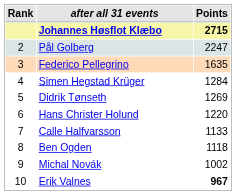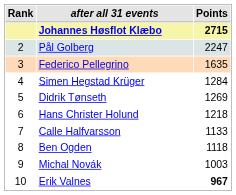(216, 115) 1220 -> (216, 115) 1218
(216, 165) 1002 -> (216, 165) 1003
